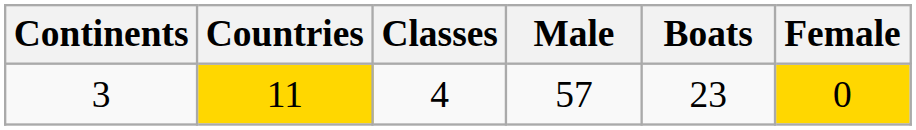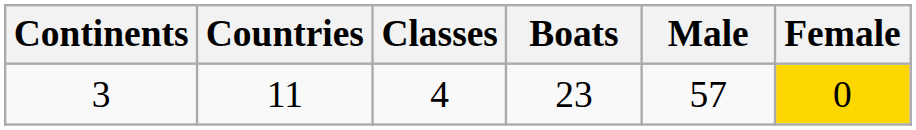columns swapped: (708, 34) <-> (574, 34)
(285, 93) gold background -> (285, 93) no background
